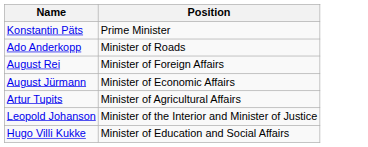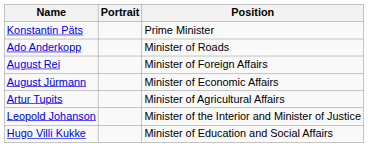+ column: (120, 13)
